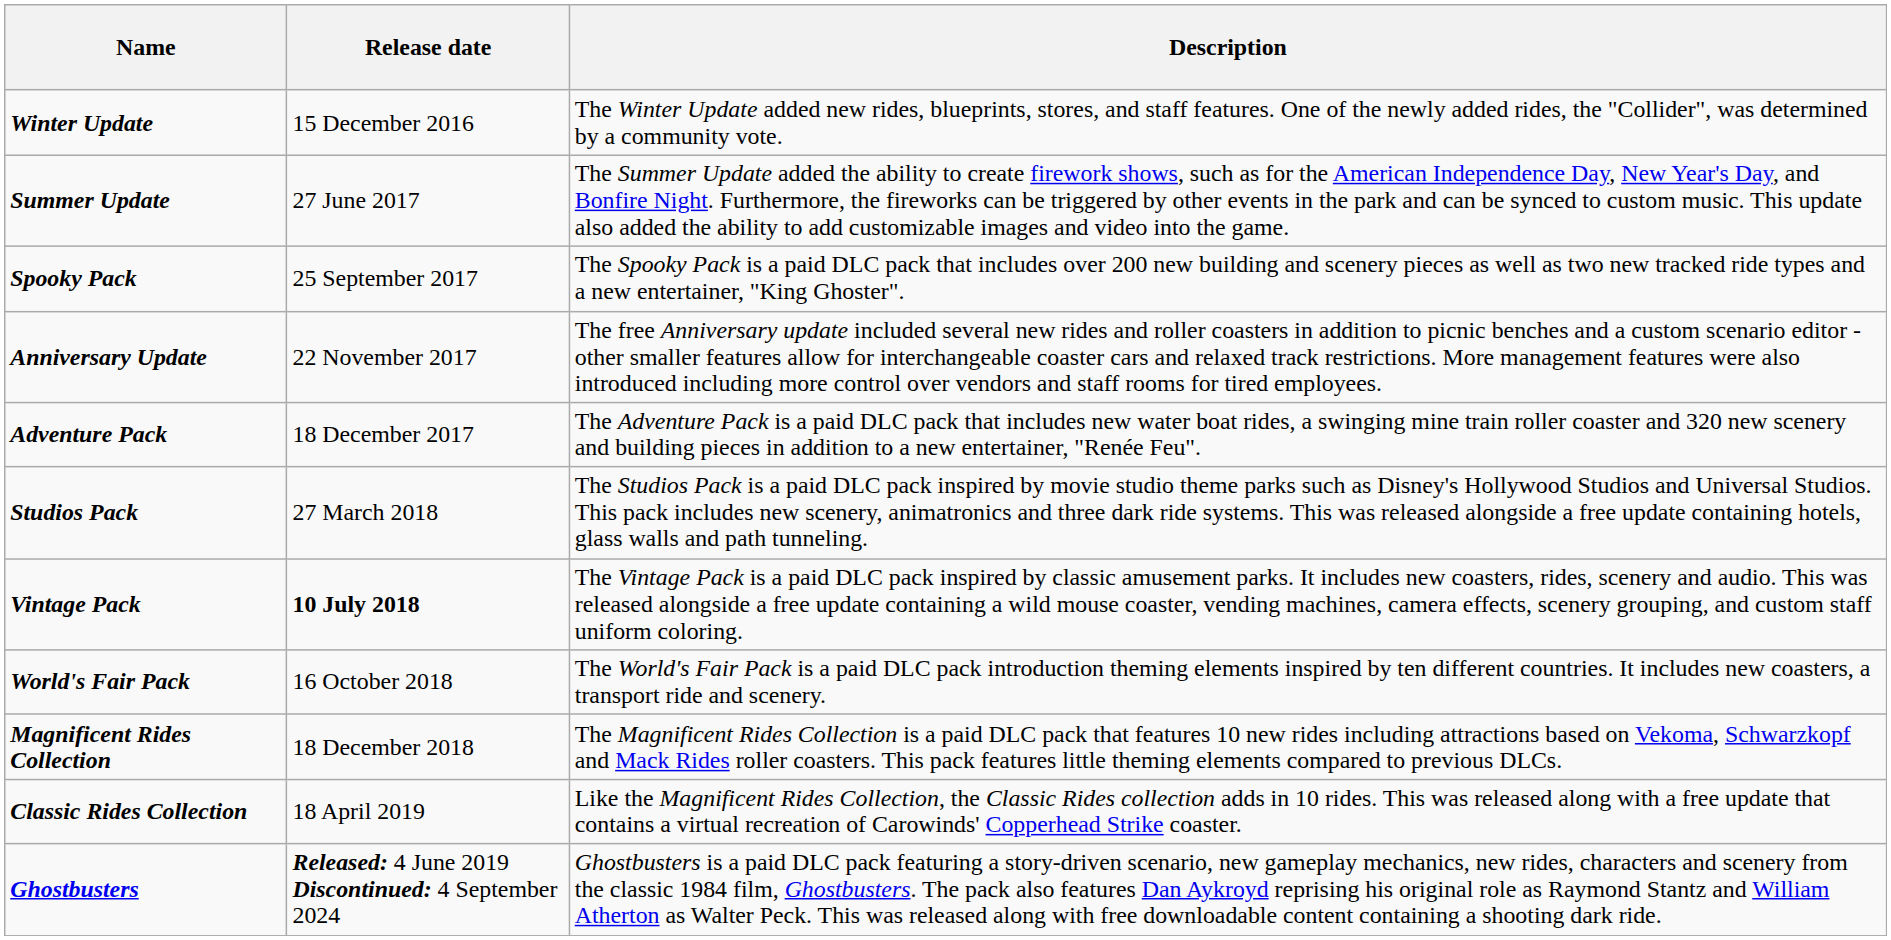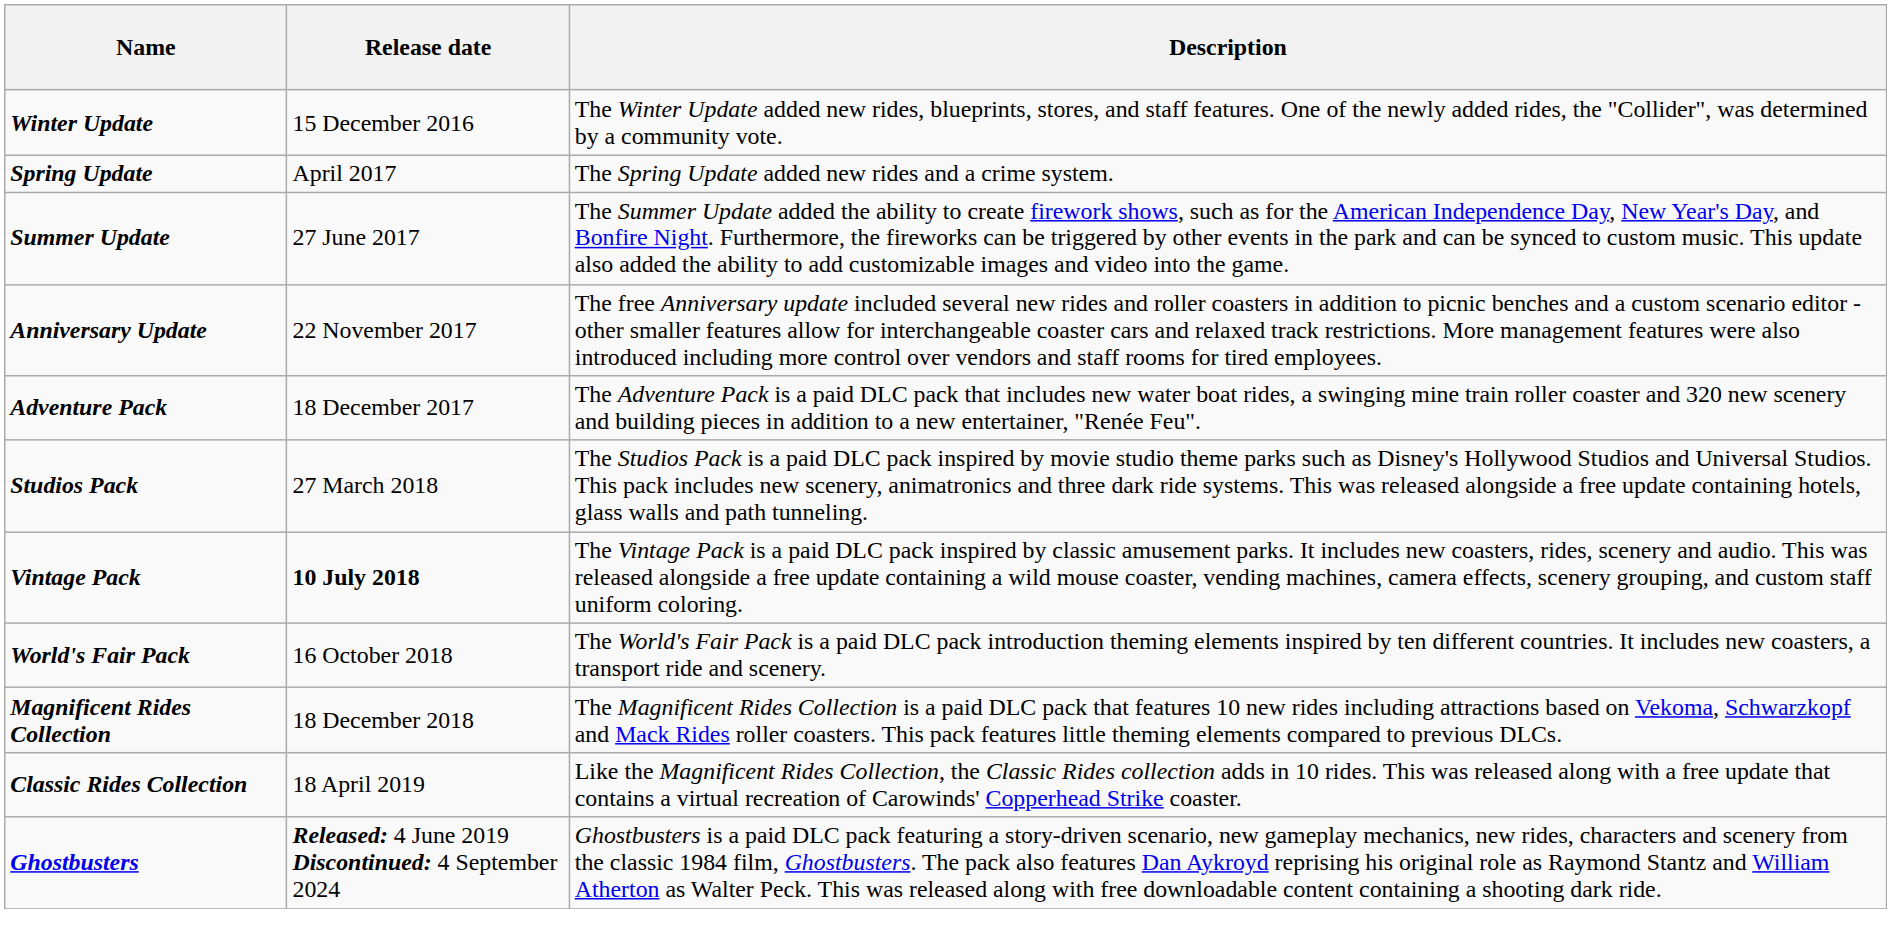+ row: (81, 173)
- row: (73, 278)
